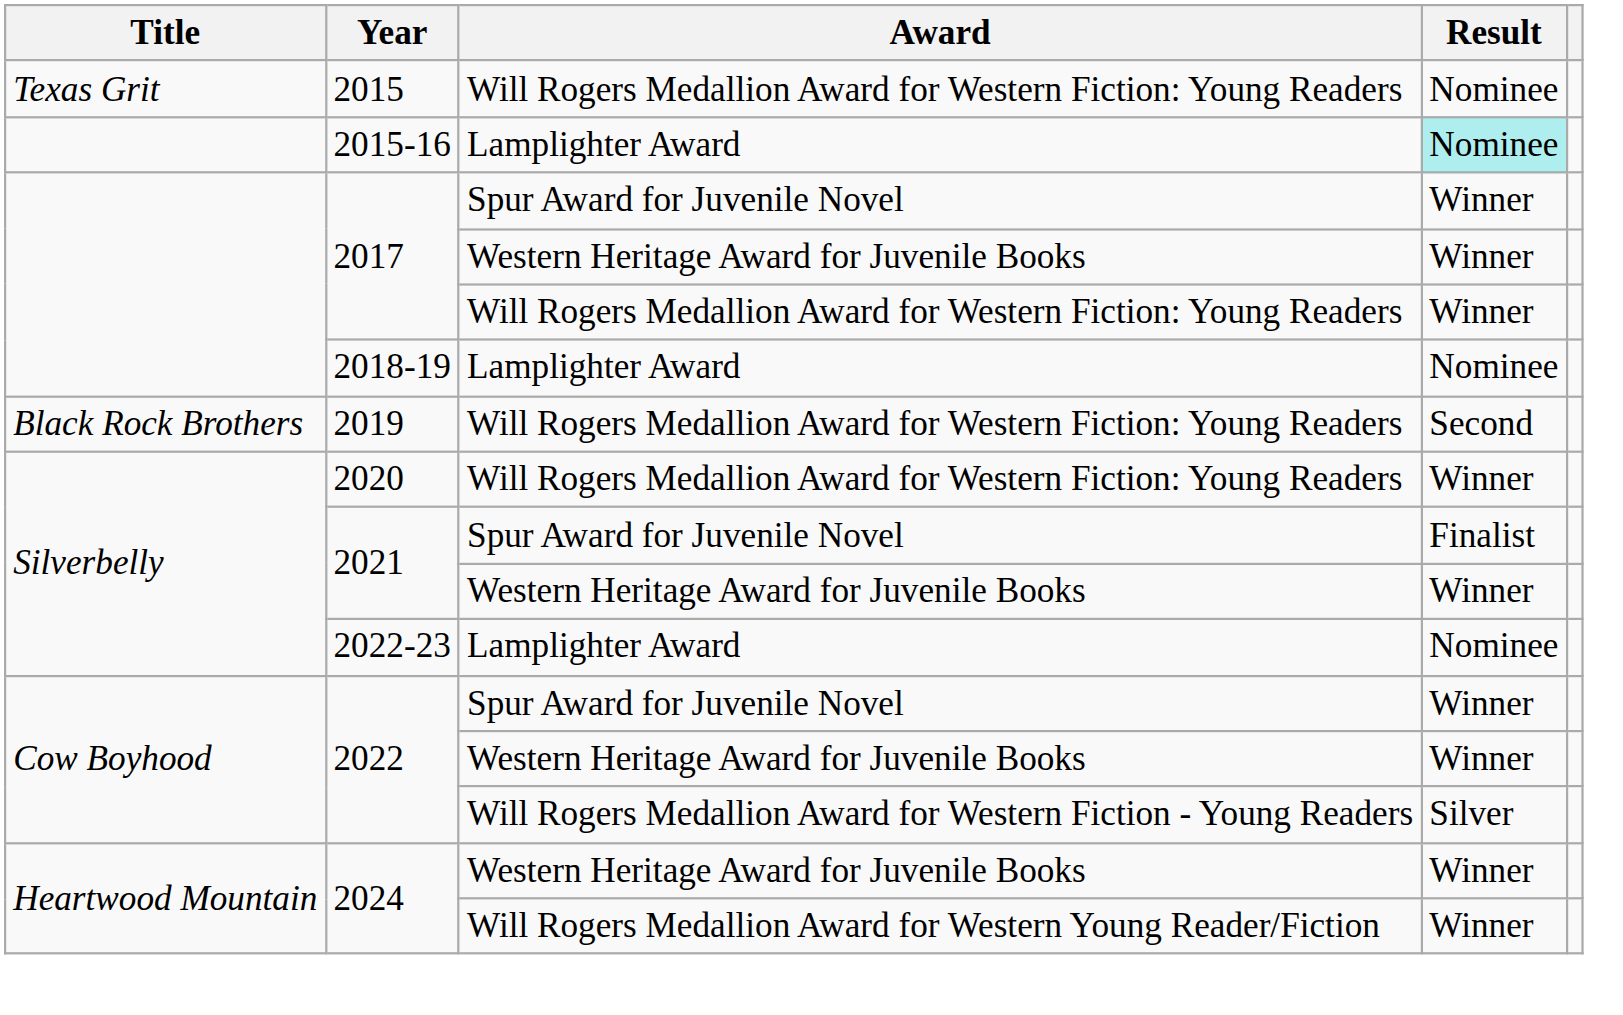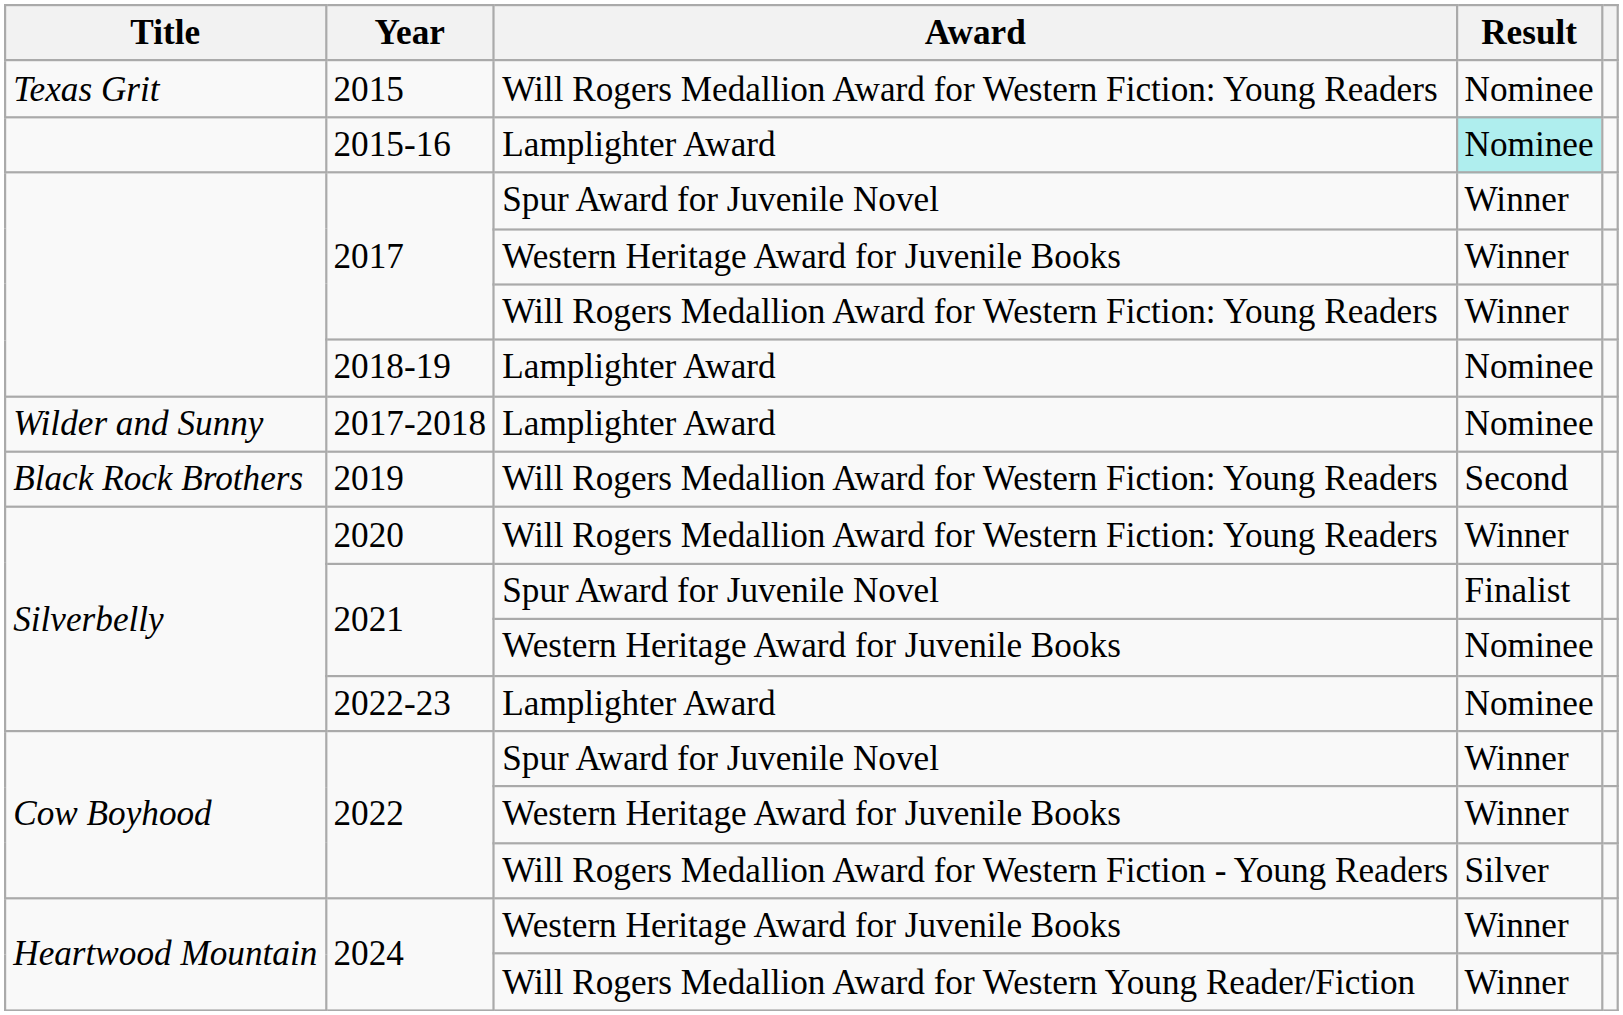+ row: (410, 423)
(1481, 590) Winner -> (1529, 646) Nominee
